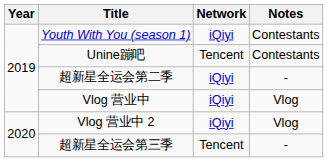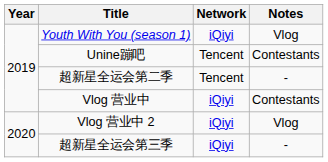(286, 34) Contestants -> (286, 34) Vlog
(221, 78) iQiyi -> (221, 78) Tencent
(286, 100) Vlog -> (286, 100) Contestants
(221, 145) Tencent -> (221, 145) iQiyi
